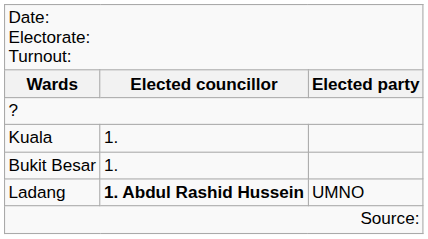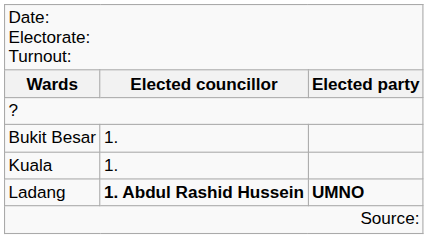rows swapped: (52, 165) <-> (30, 138)
(338, 192) normal -> (338, 192) bold
